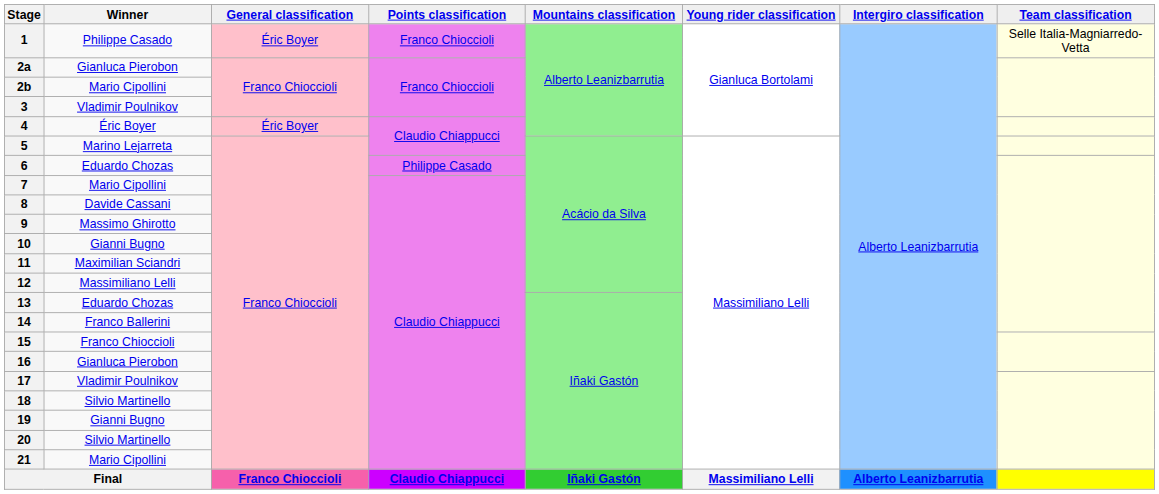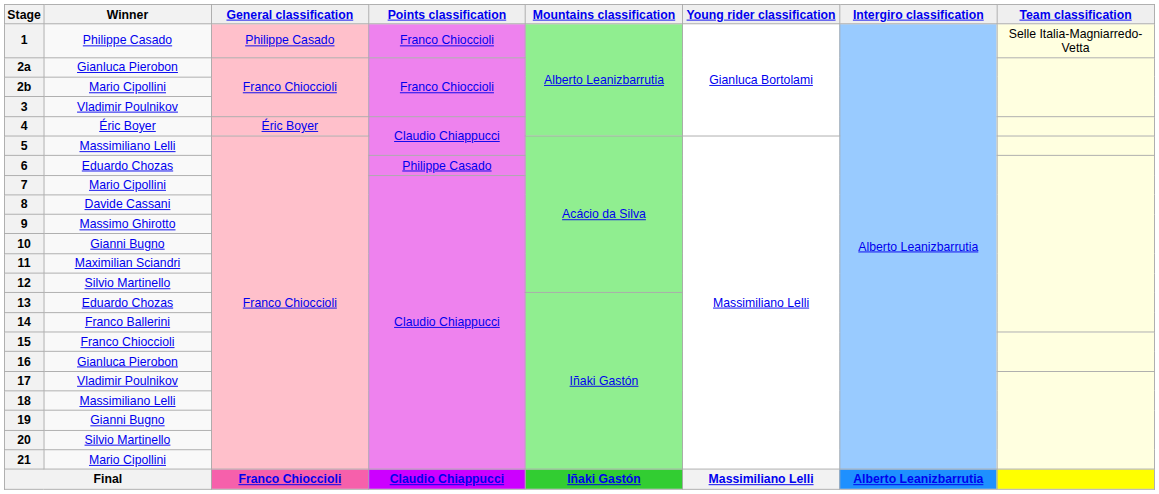(290, 41) Éric Boyer -> (290, 41) Philippe Casado
(127, 146) Marino Lejarreta -> (127, 146) Massimiliano Lelli
(127, 283) Massimiliano Lelli -> (127, 283) Silvio Martinello
(127, 401) Silvio Martinello -> (127, 401) Massimiliano Lelli
